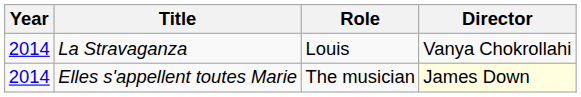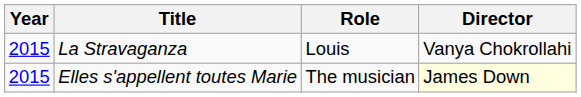(29, 48) 2014 -> (29, 48) 2015
(29, 77) 2014 -> (29, 77) 2015
